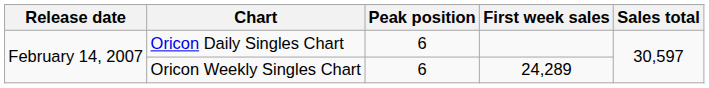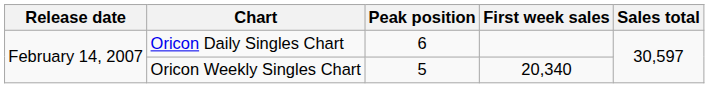(422, 69) 6 -> (422, 69) 5
(547, 69) 24,289 -> (547, 69) 20,340
